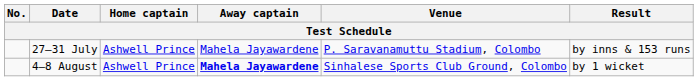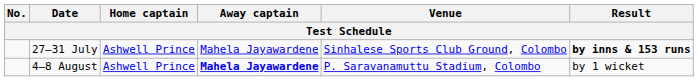(432, 49) P. Saravanamuttu Stadium, Colombo -> (445, 49) Sinhalese Sports Club Ground, Colombo
(631, 49) normal -> (631, 49) bold
(445, 67) Sinhalese Sports Club Ground, Colombo -> (432, 67) P. Saravanamuttu Stadium, Colombo
